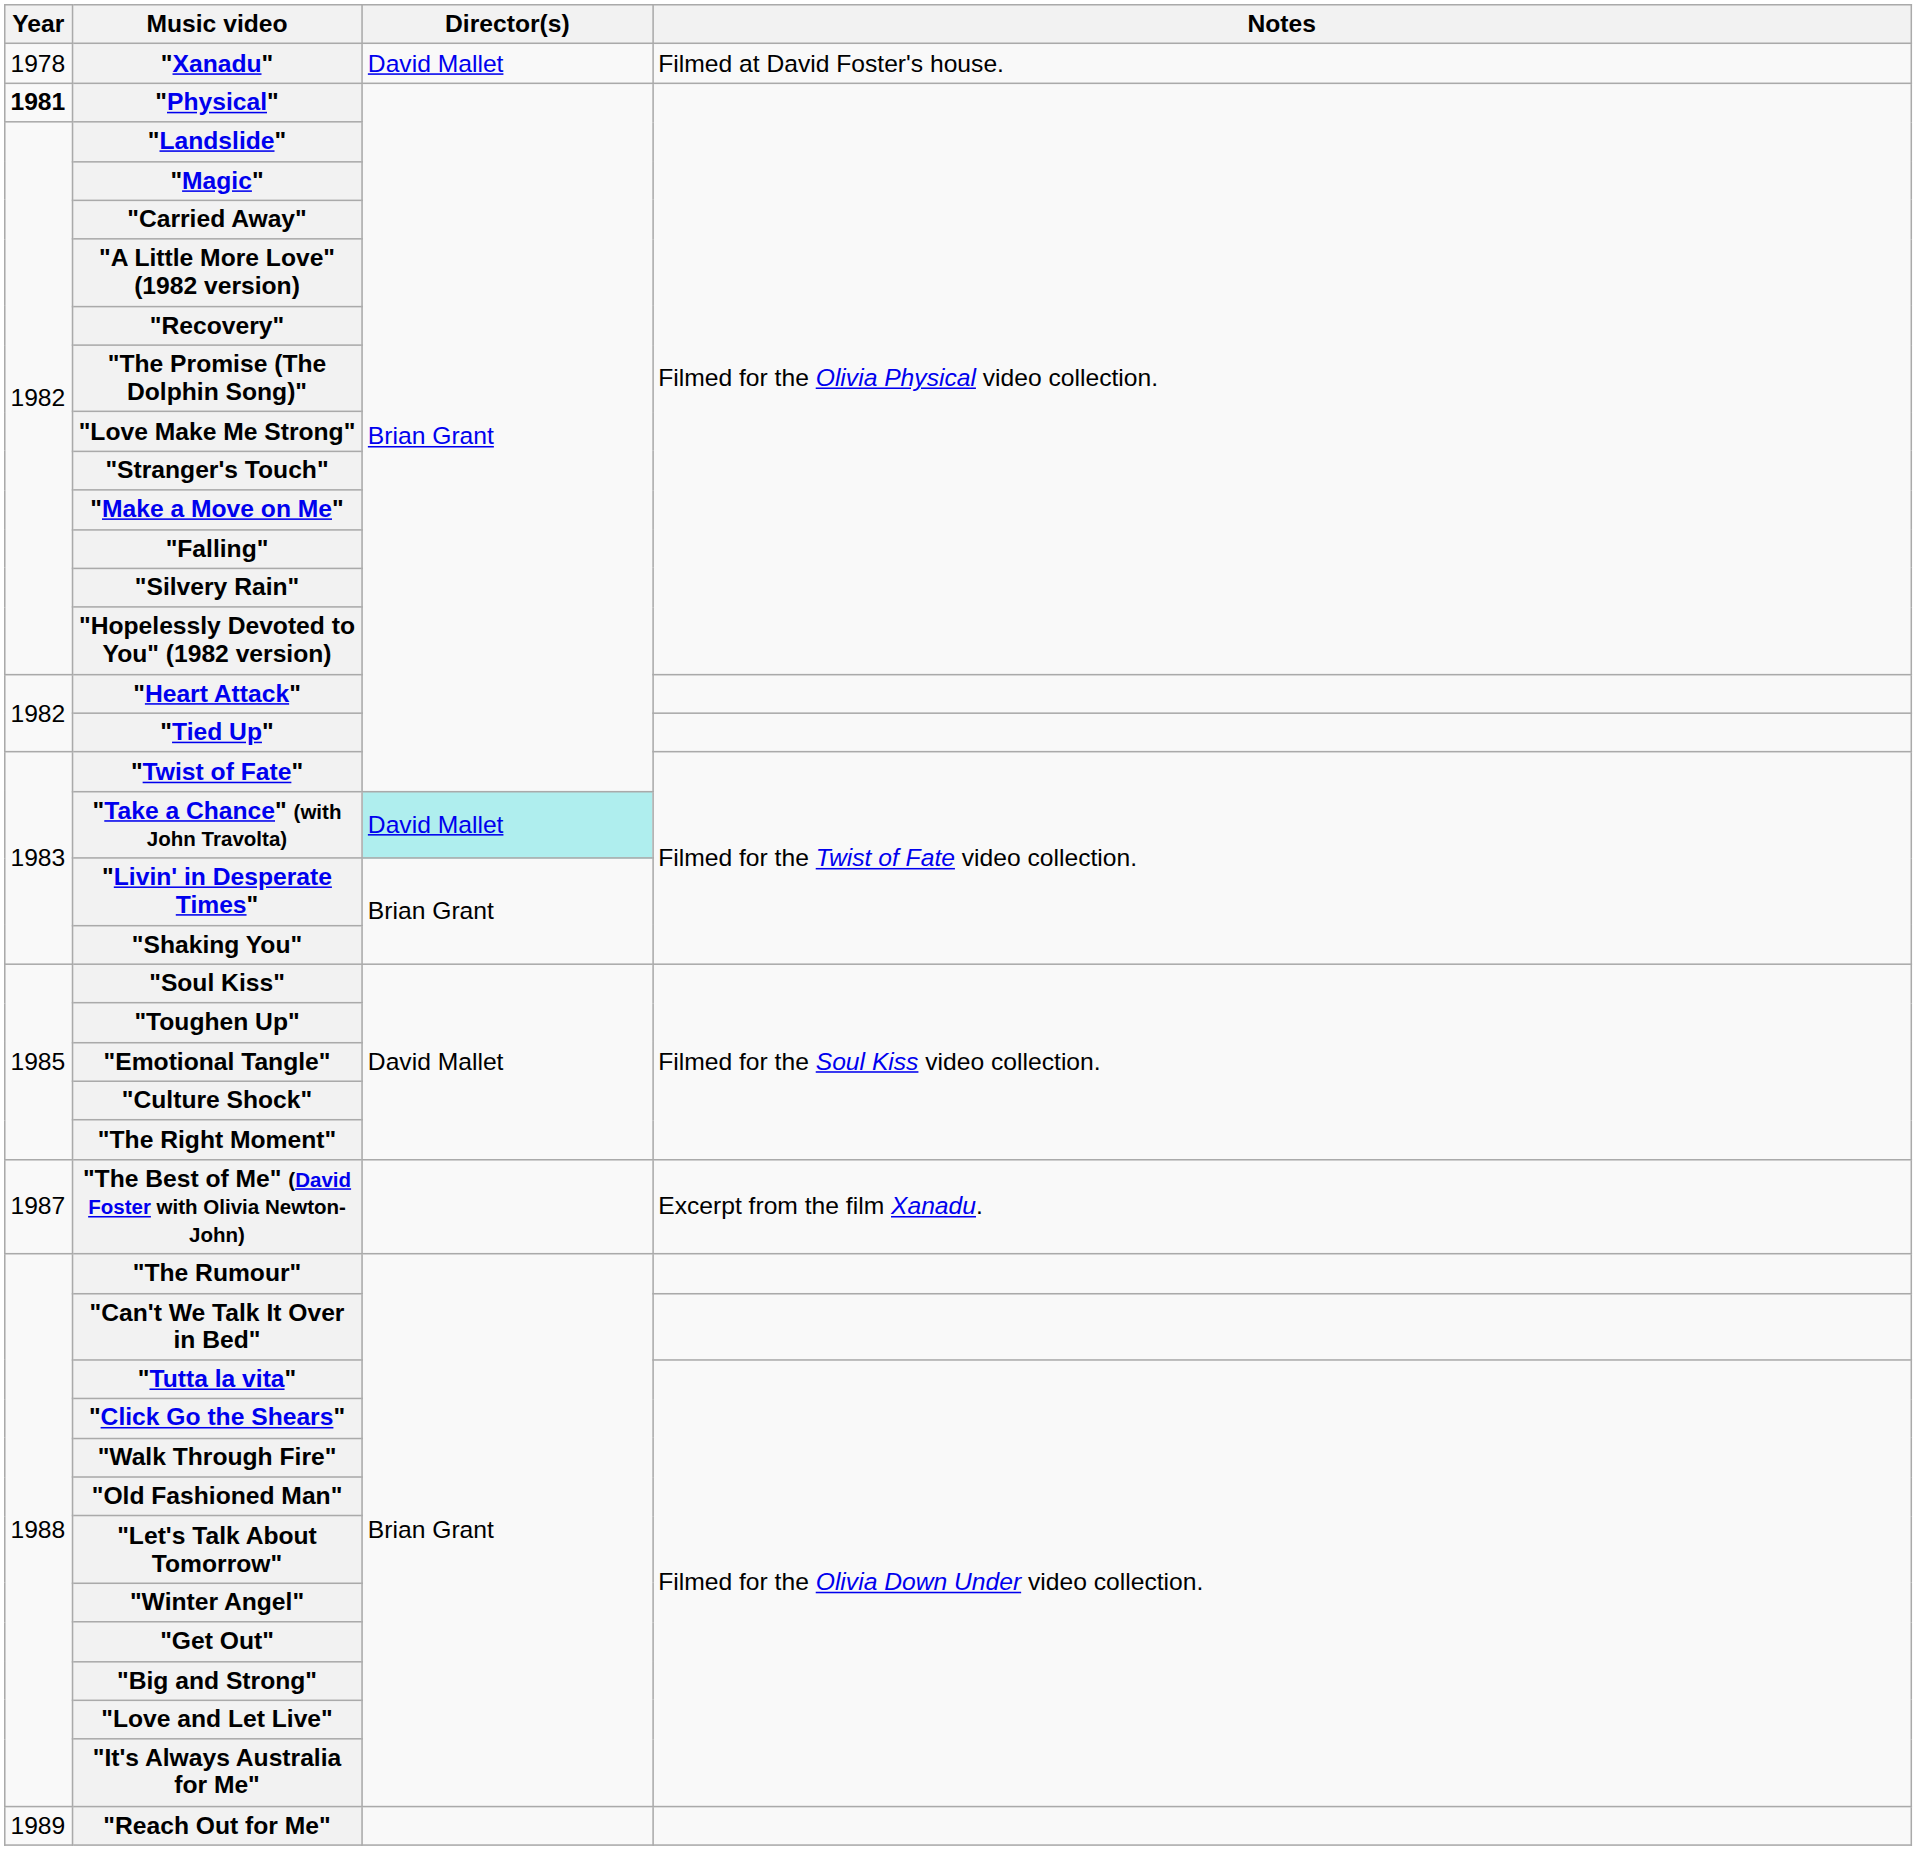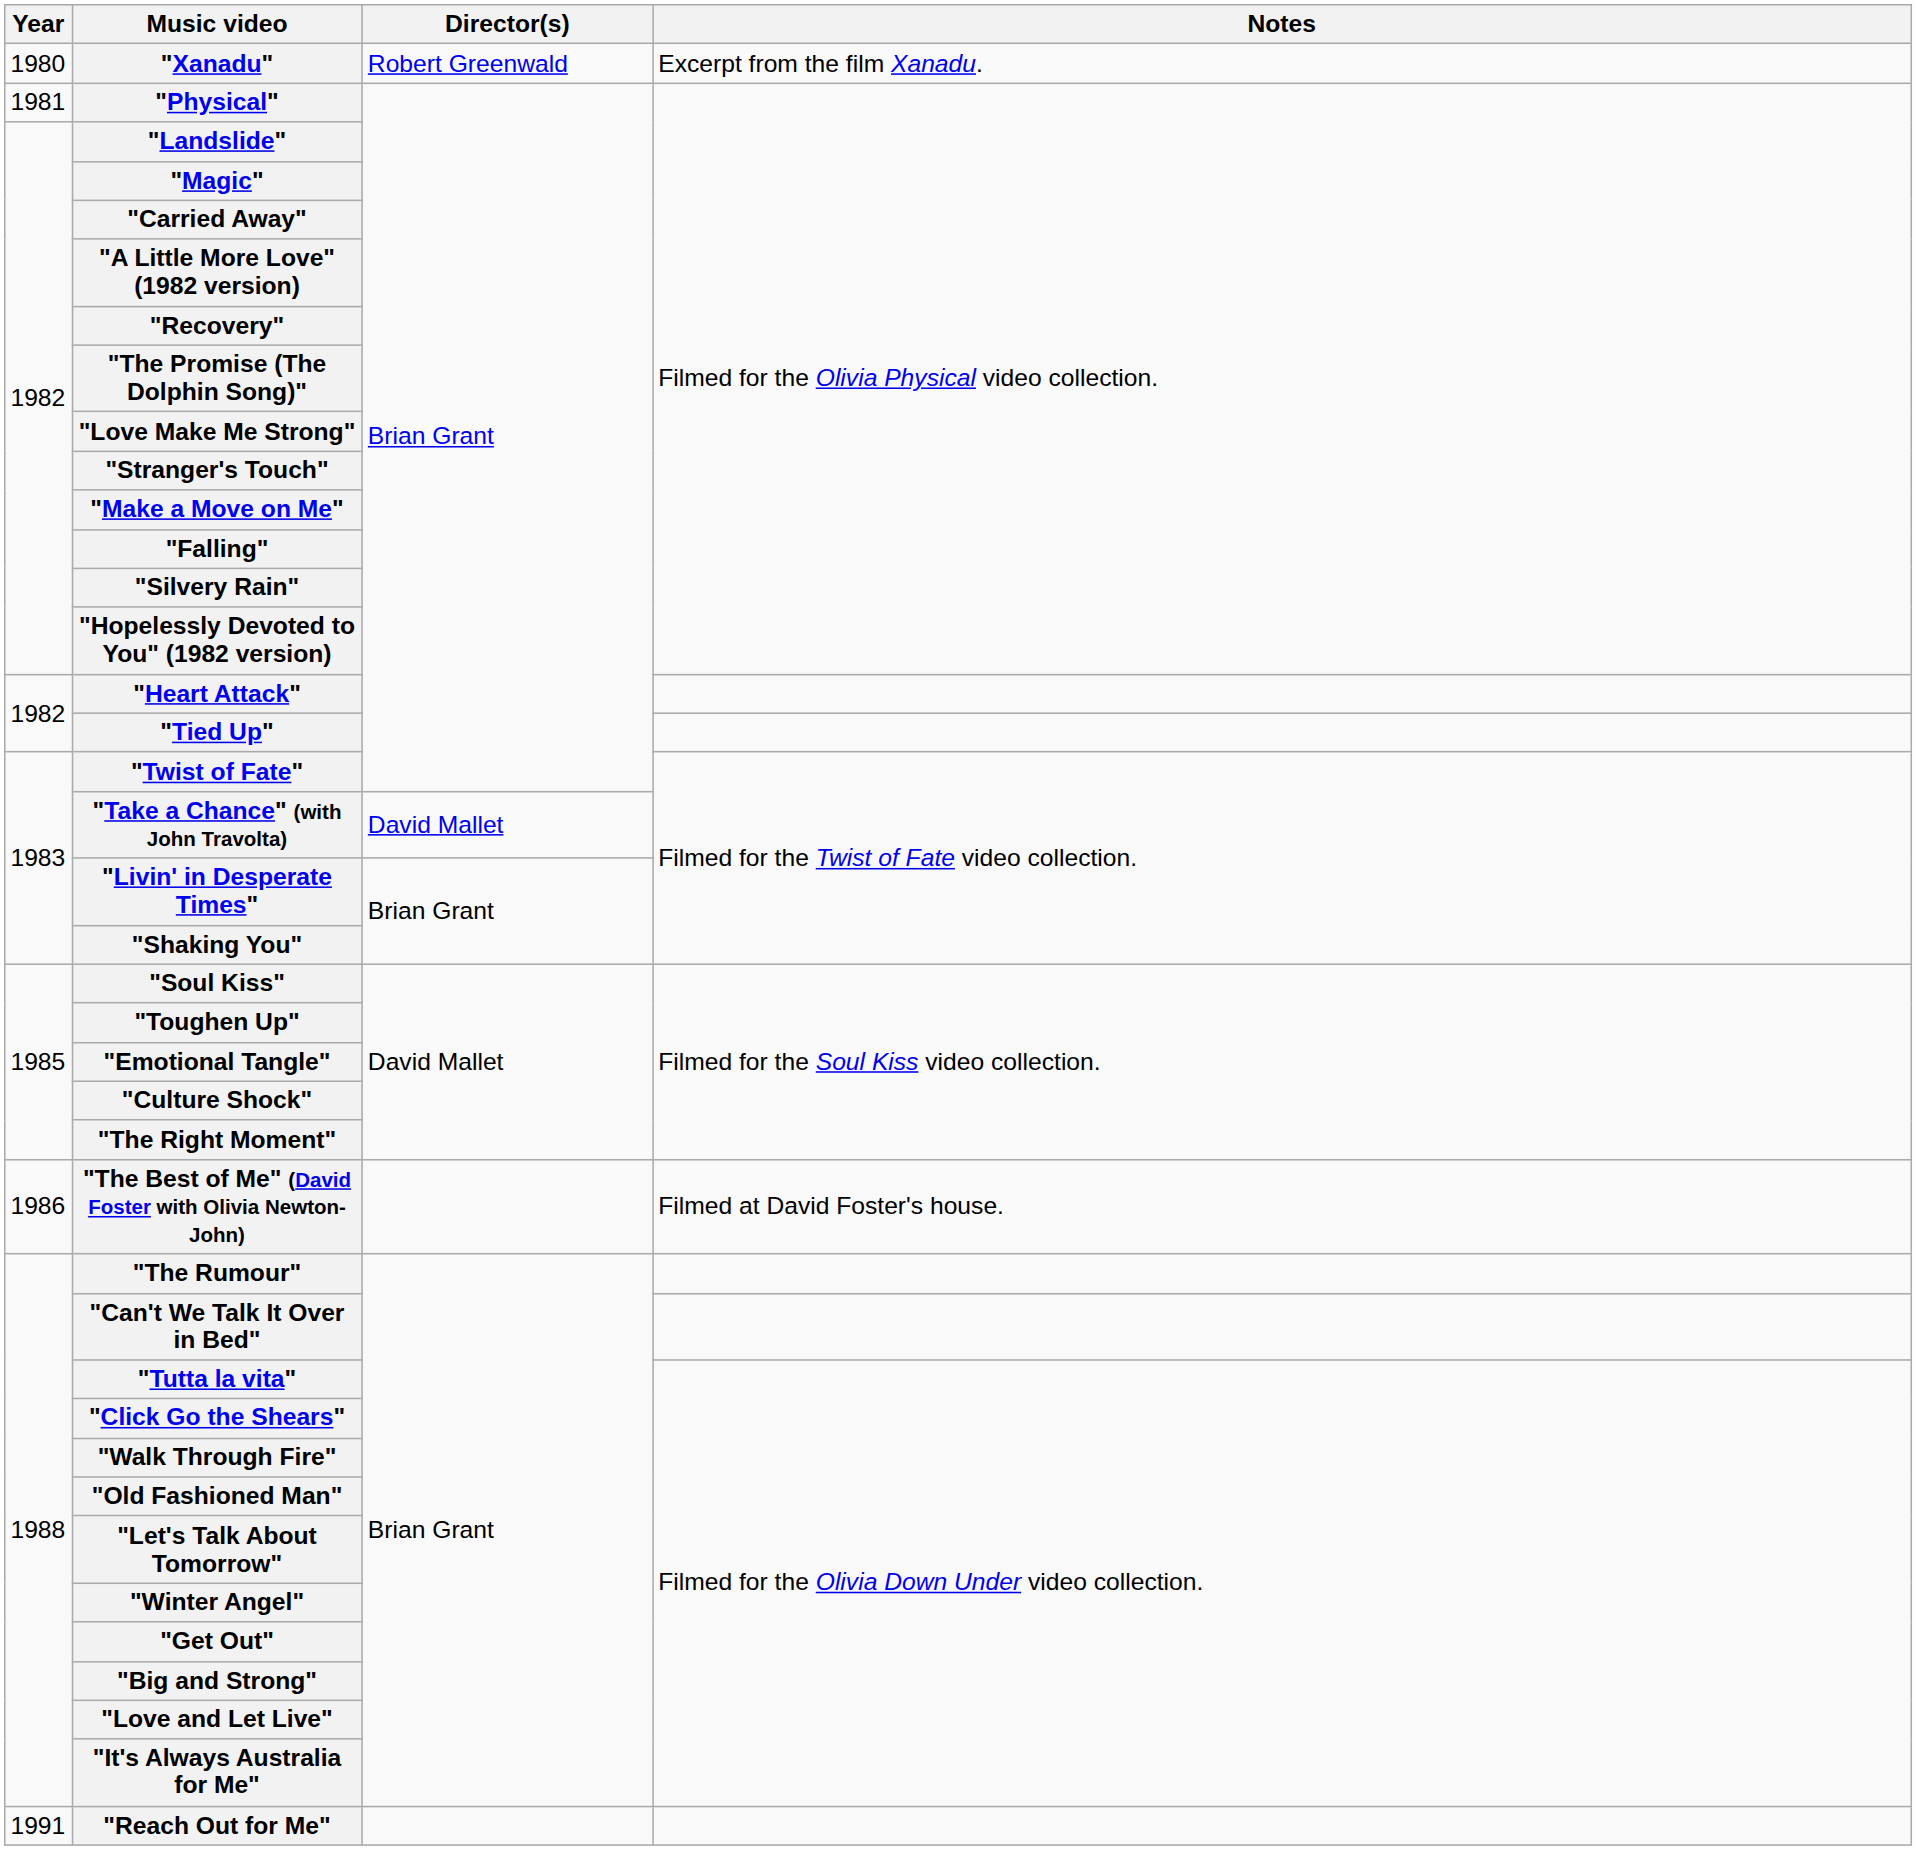(38, 63) 1978 -> (38, 63) 1980
(436, 63) David Mallet -> (468, 63) Robert Greenwald
(831, 63) Filmed at David Foster's house. -> (821, 63) Excerpt from the film Xanadu.
(38, 102) bold -> (38, 102) normal
(436, 824) paleturquoise background -> (436, 824) no background
(38, 1206) 1987 -> (38, 1206) 1986
(821, 1206) Excerpt from the film Xanadu. -> (831, 1206) Filmed at David Foster's house.
(38, 1825) 1989 -> (38, 1825) 1991
